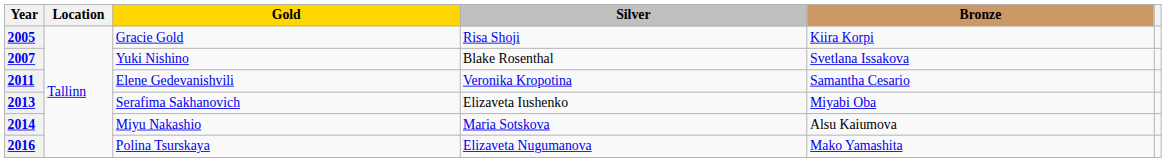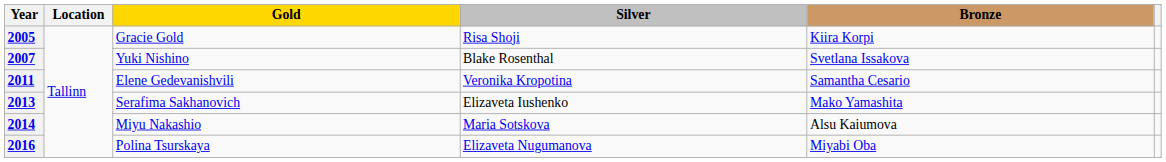(843, 102) Miyabi Oba -> (856, 102) Mako Yamashita
(856, 146) Mako Yamashita -> (843, 146) Miyabi Oba
